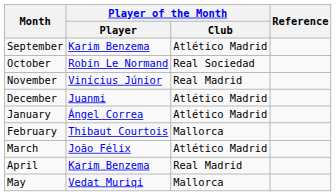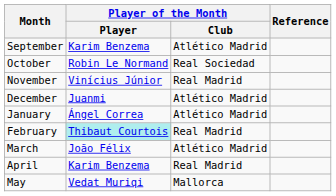(118, 132) no background -> (118, 132) paleturquoise background
(198, 132) Mallorca -> (208, 132) Real Madrid
